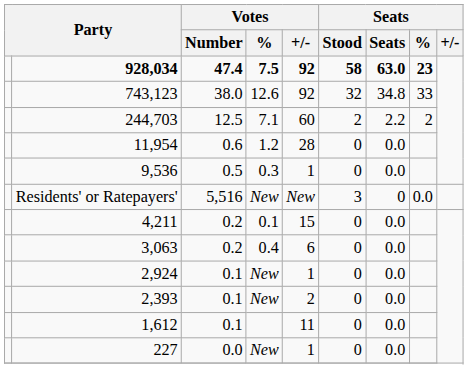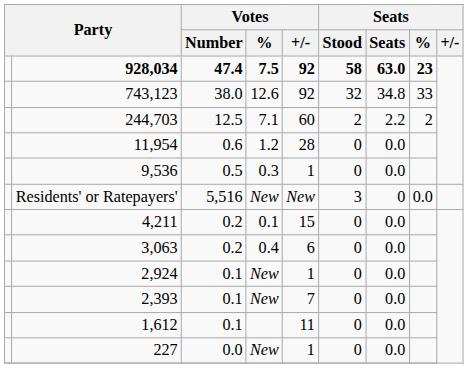(311, 299) 2 -> (311, 299) 7
